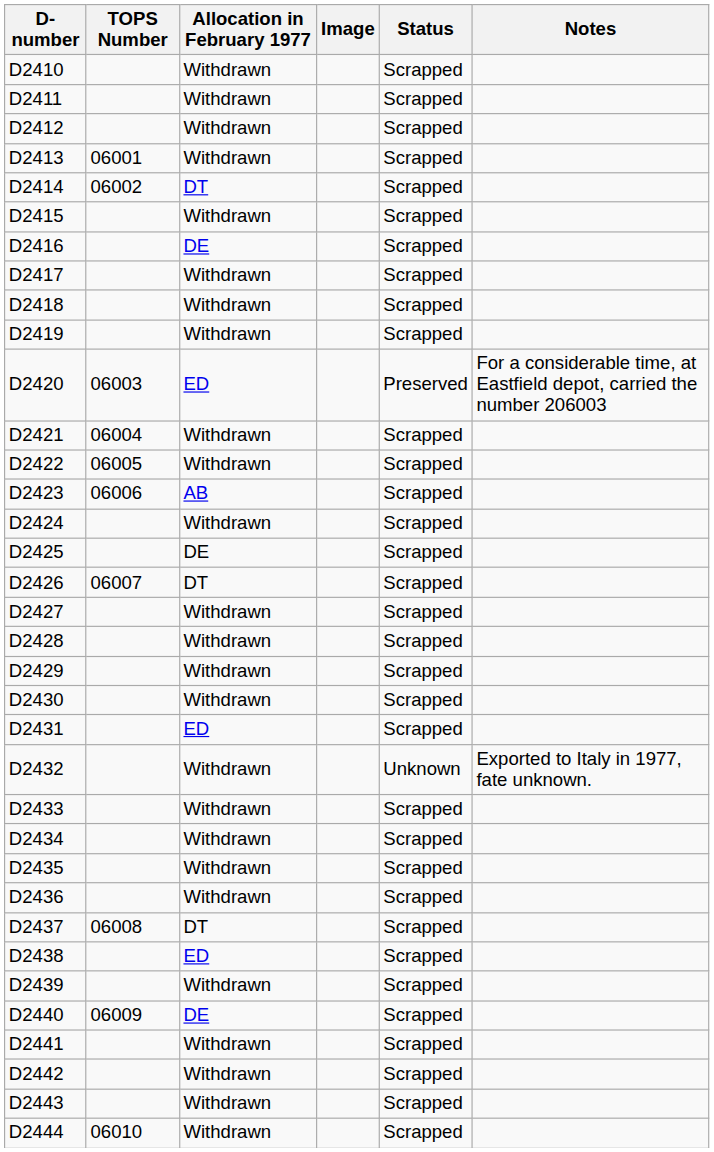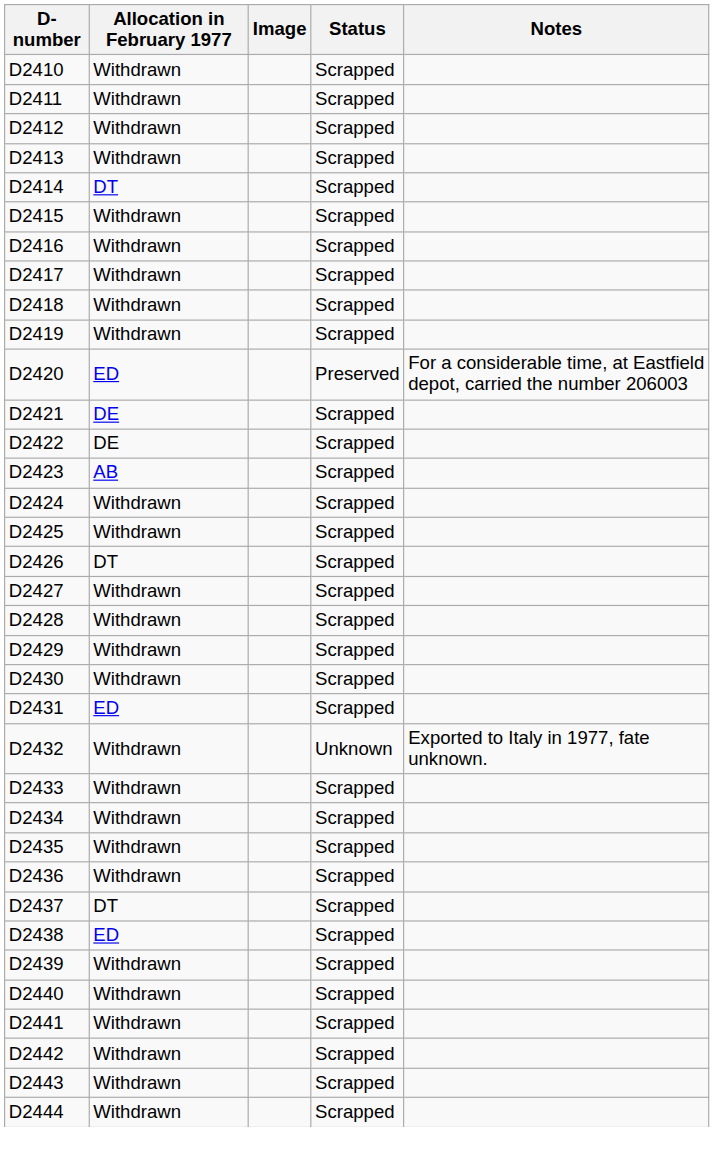- column: (133, 29)
(196, 246) DE -> (137, 246) Withdrawn
(227, 435) Withdrawn -> (106, 414) DE
(227, 464) Withdrawn -> (106, 443) DE
(196, 552) DE -> (137, 531) Withdrawn
(196, 1015) DE -> (137, 994) Withdrawn
